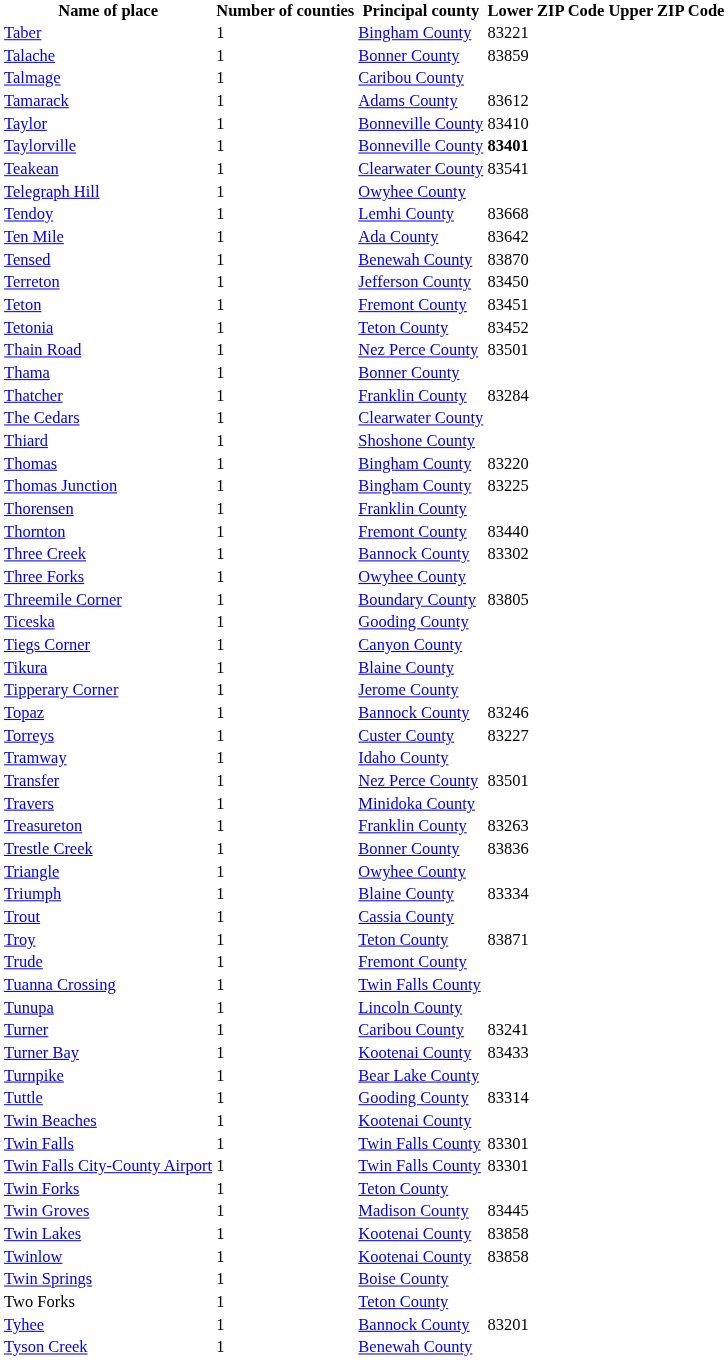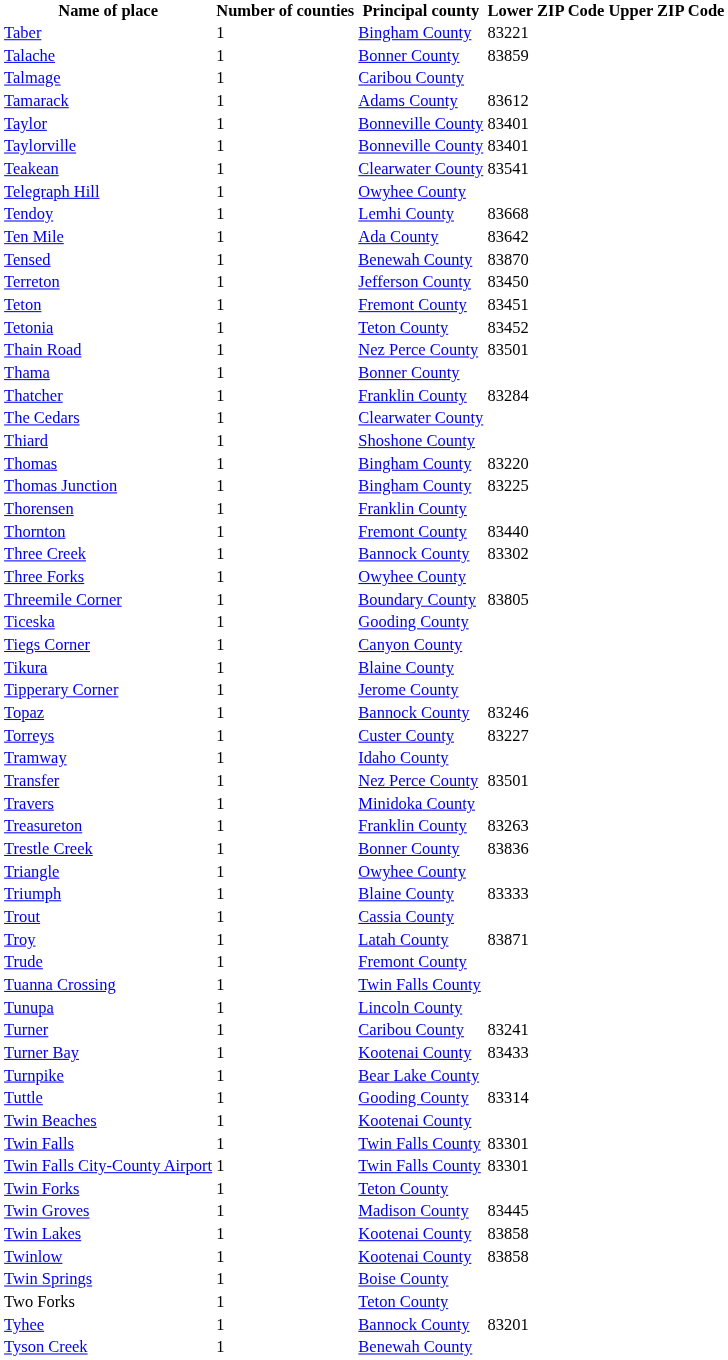(508, 123) 83410 -> (508, 123) 83401
(508, 146) bold -> (508, 146) normal
(508, 894) 83334 -> (508, 894) 83333
(403, 939) Teton County -> (403, 939) Latah County
